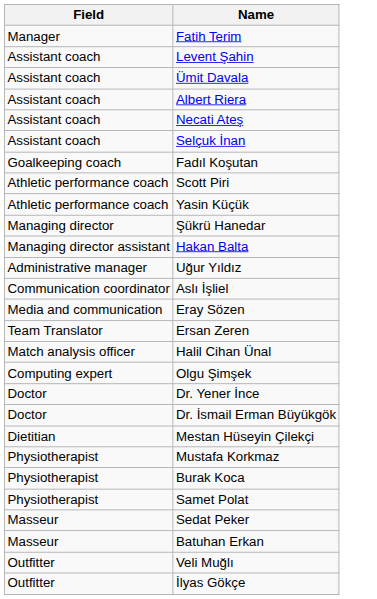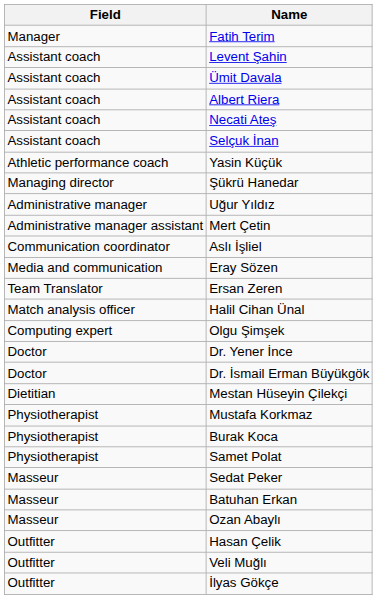- row: (217, 162)
- row: (203, 183)
- row: (212, 246)
+ row: (240, 225)
+ row: (245, 520)
+ row: (245, 541)
